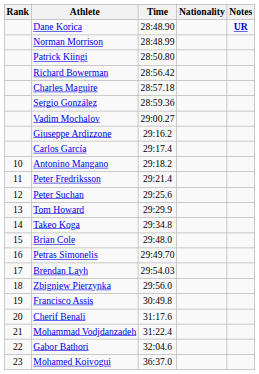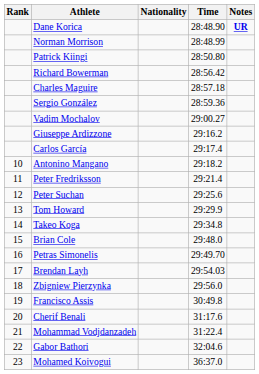columns swapped: (202, 12) <-> (158, 12)
